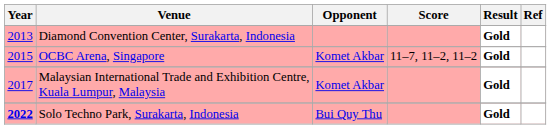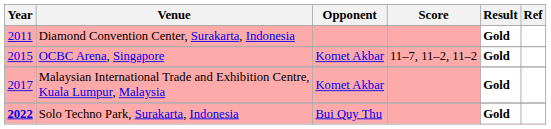(20, 36) 2013 -> (20, 36) 2011
